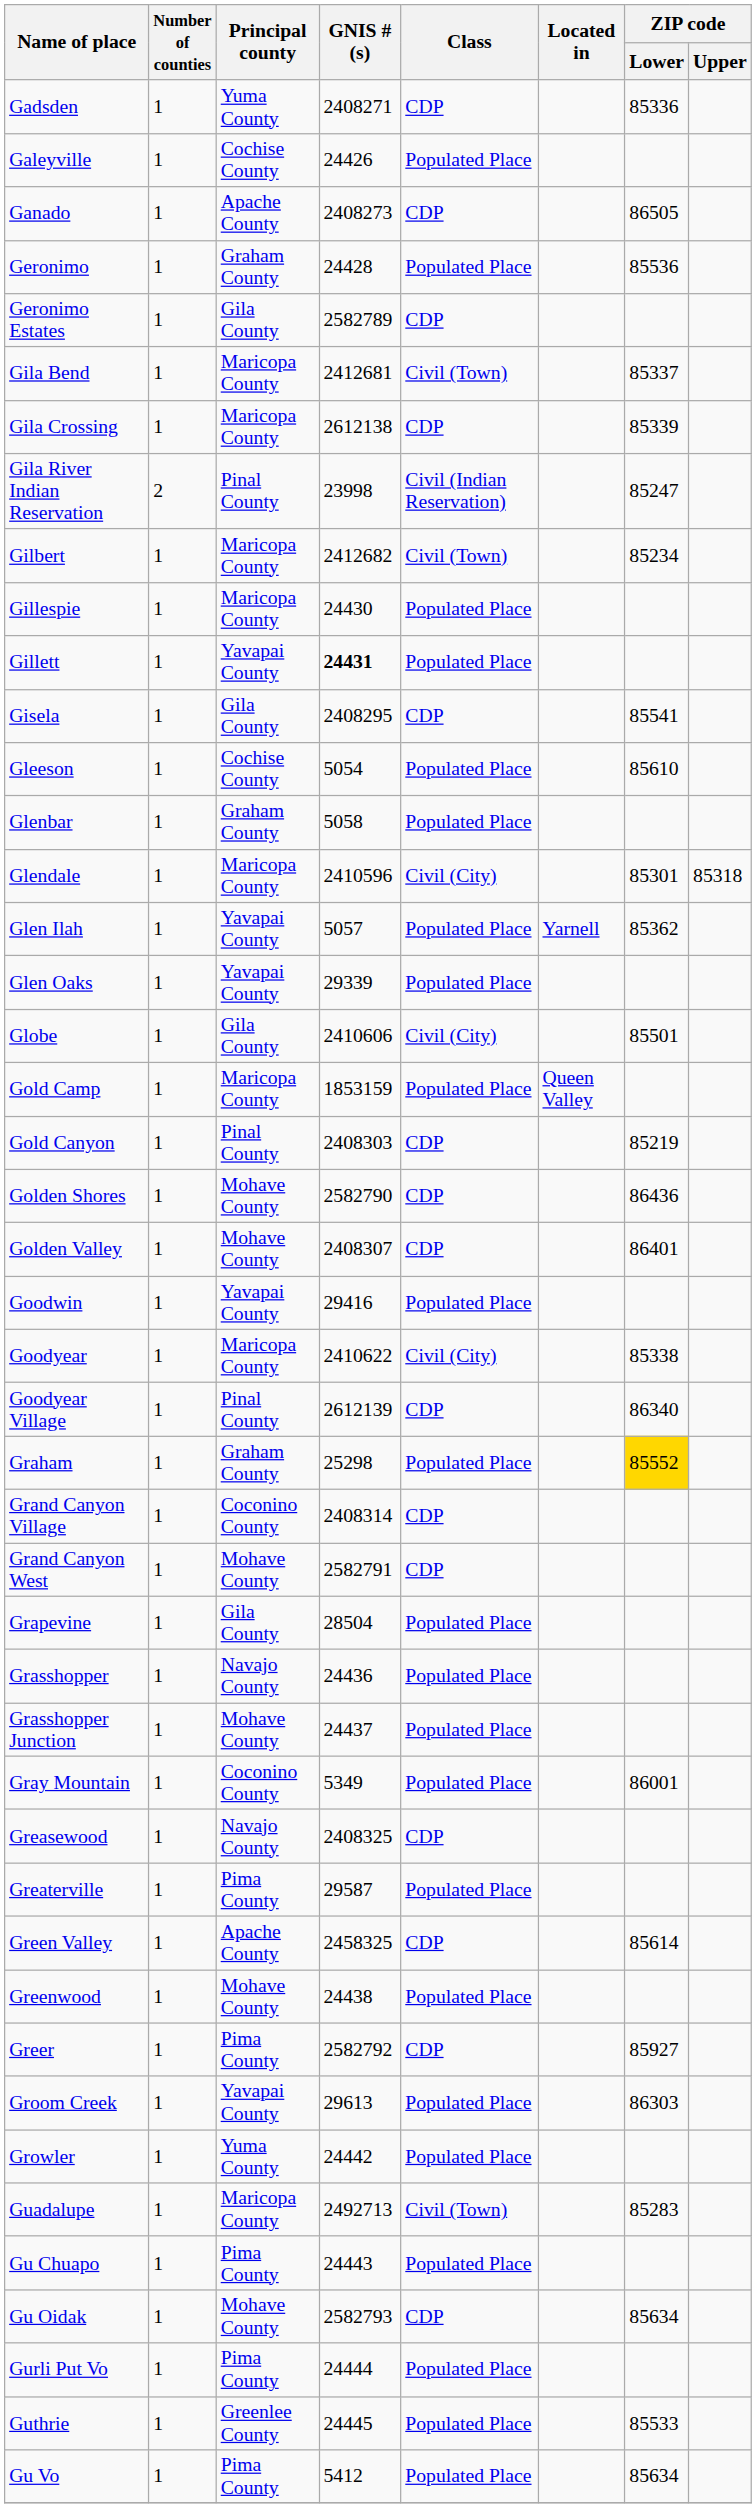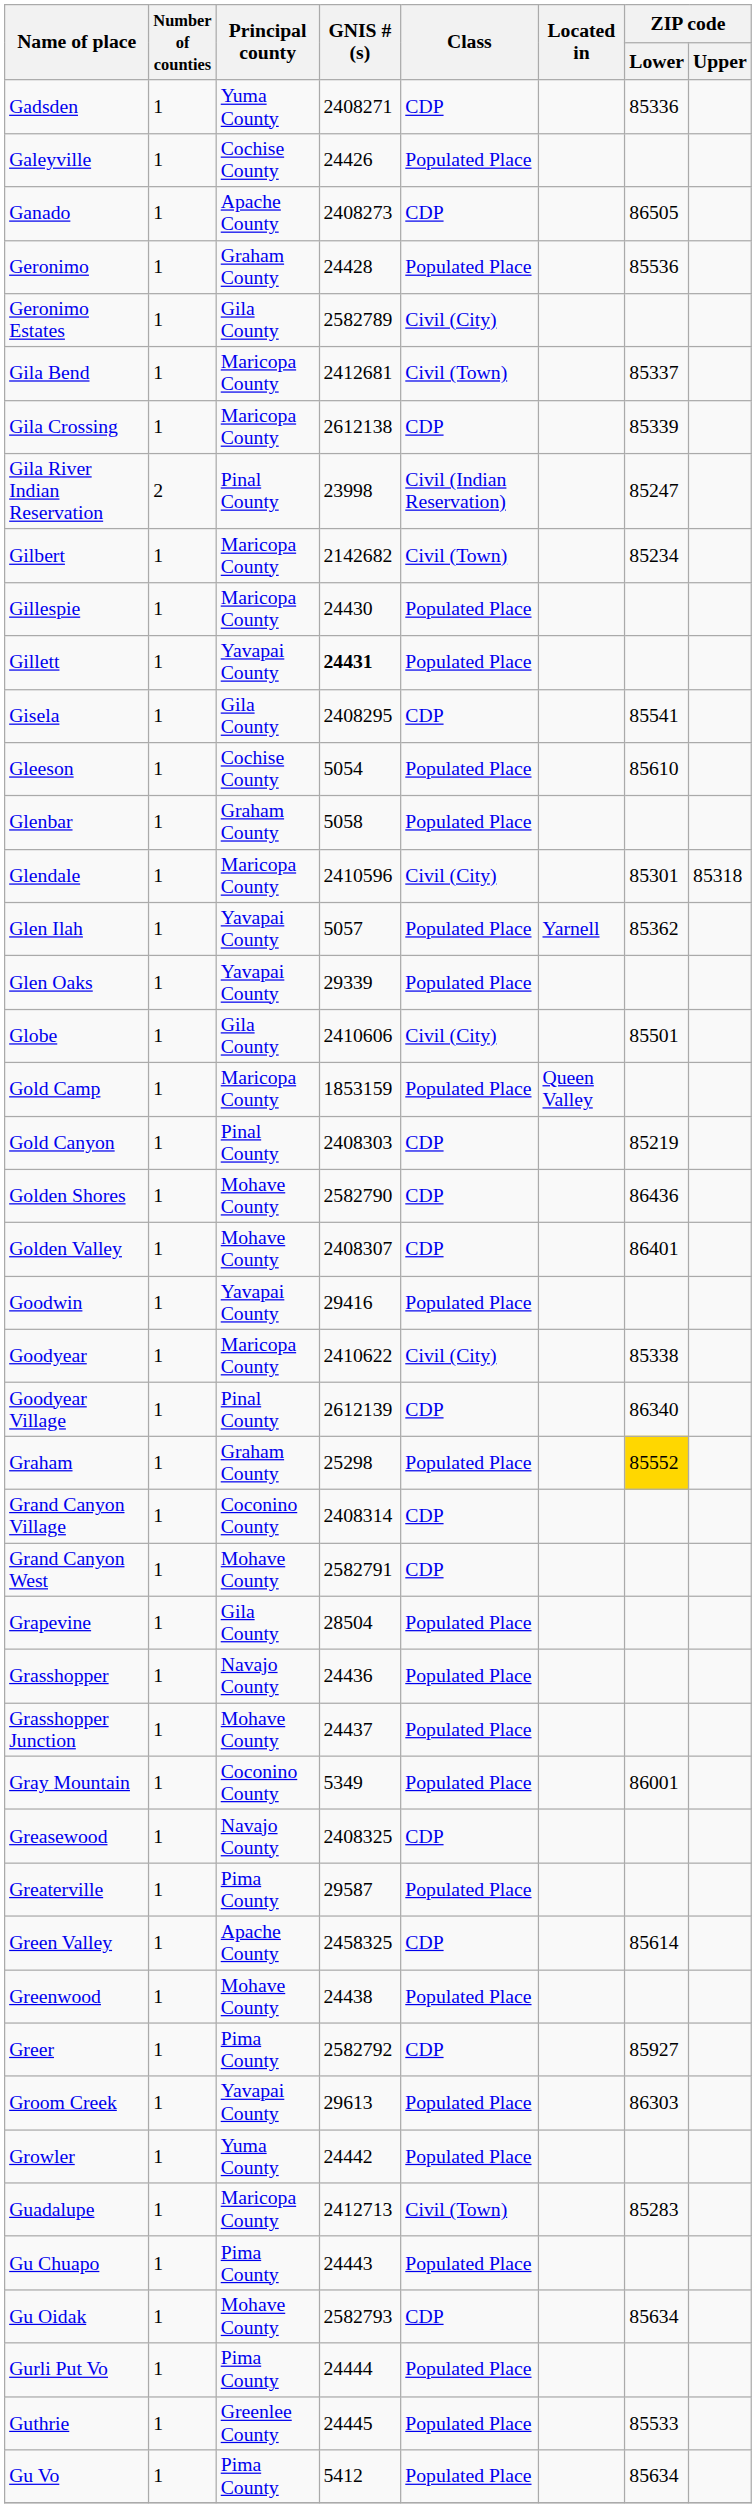(424, 320) CDP -> (451, 320) Civil (City)
(358, 555) 2412682 -> (358, 555) 2142682
(358, 2209) 2492713 -> (358, 2209) 2412713
